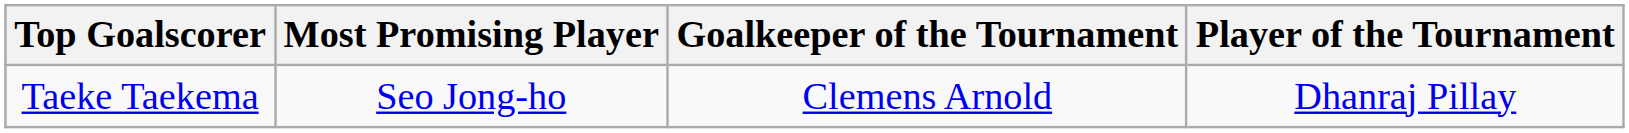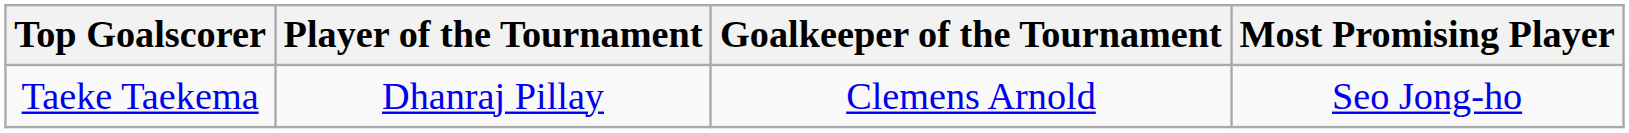columns swapped: (1405, 34) <-> (471, 34)
